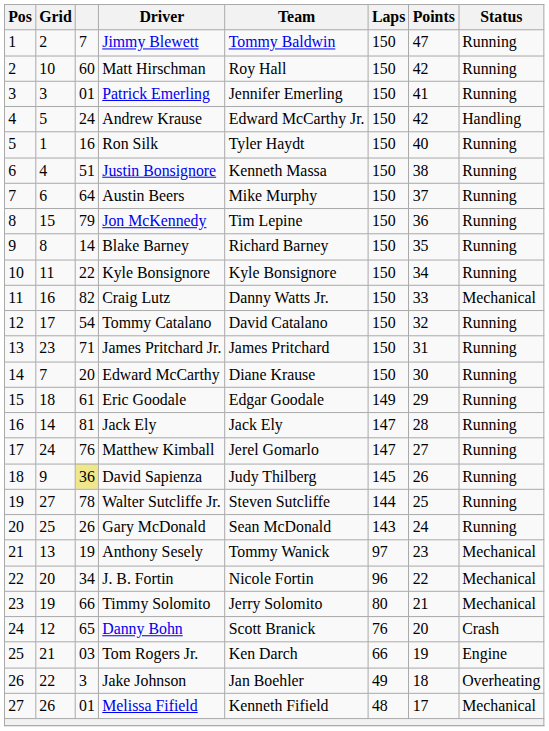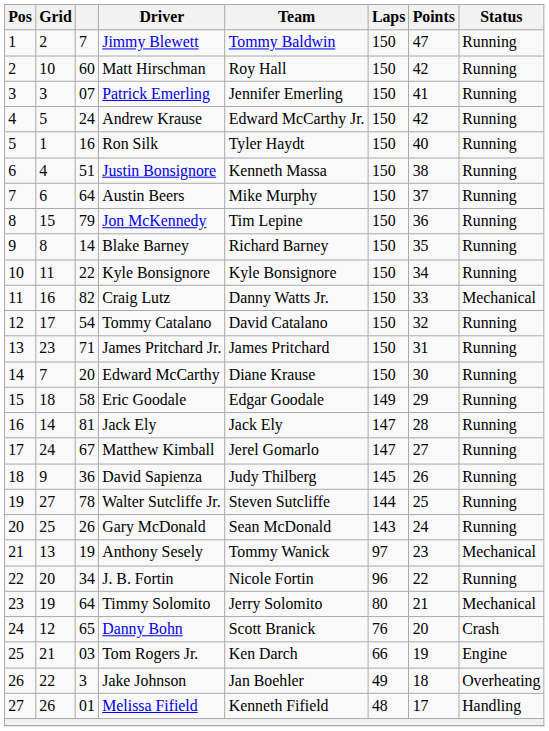(87, 93) 01 -> (87, 93) 07
(492, 118) Handling -> (489, 118) Running
(87, 399) 61 -> (87, 399) 58
(87, 450) 76 -> (87, 450) 67
(87, 475) khaki background -> (87, 475) no background
(499, 577) Mechanical -> (489, 577) Running
(87, 603) 66 -> (87, 603) 64
(499, 705) Mechanical -> (492, 705) Handling
